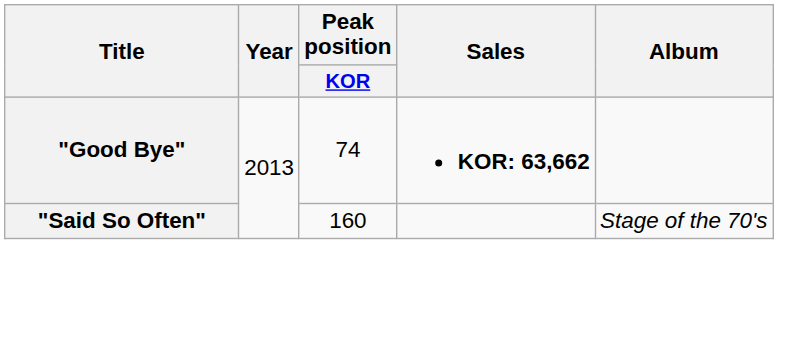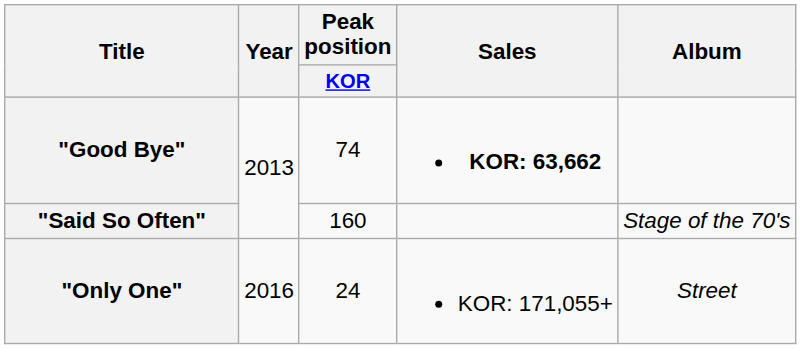+ row: (122, 290)
